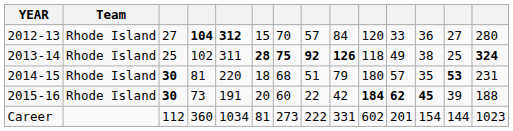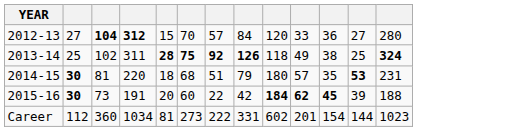- column: (111, 15)
